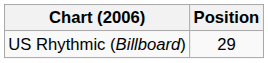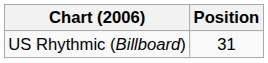(226, 44) 29 -> (226, 44) 31
